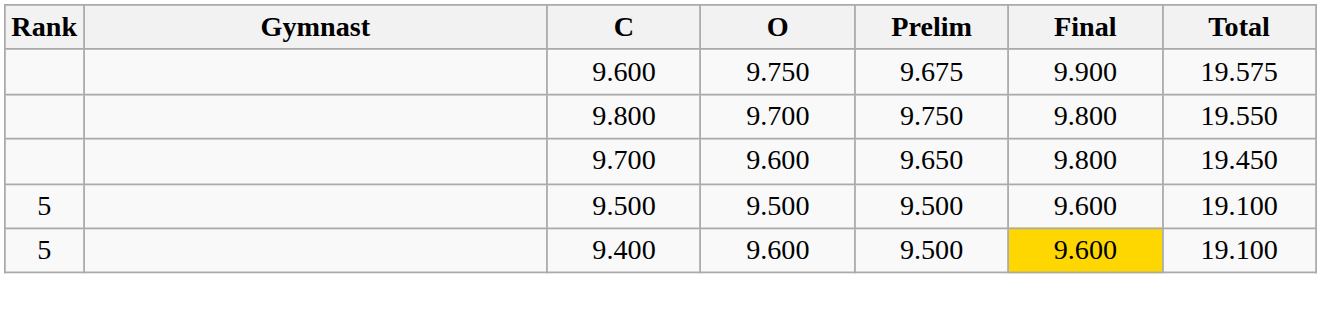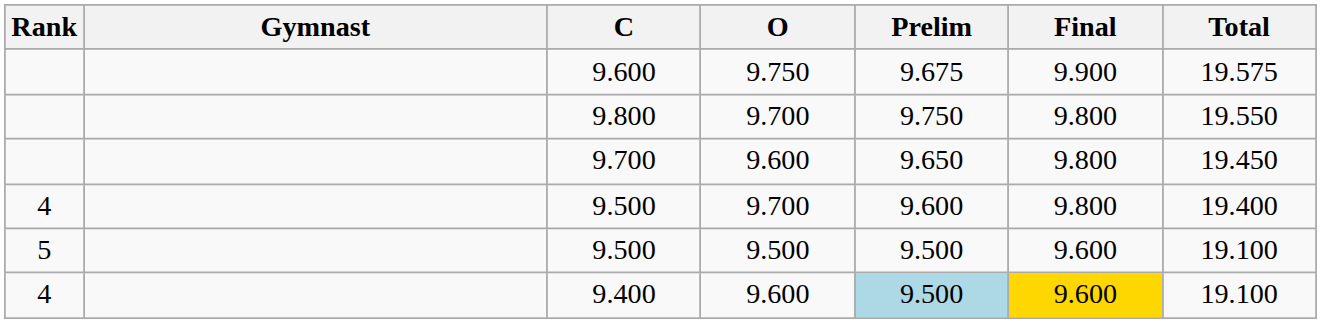+ row: (624, 205)
(44, 250) 5 -> (44, 294) 4
(932, 250) no background -> (932, 294) lightblue background
